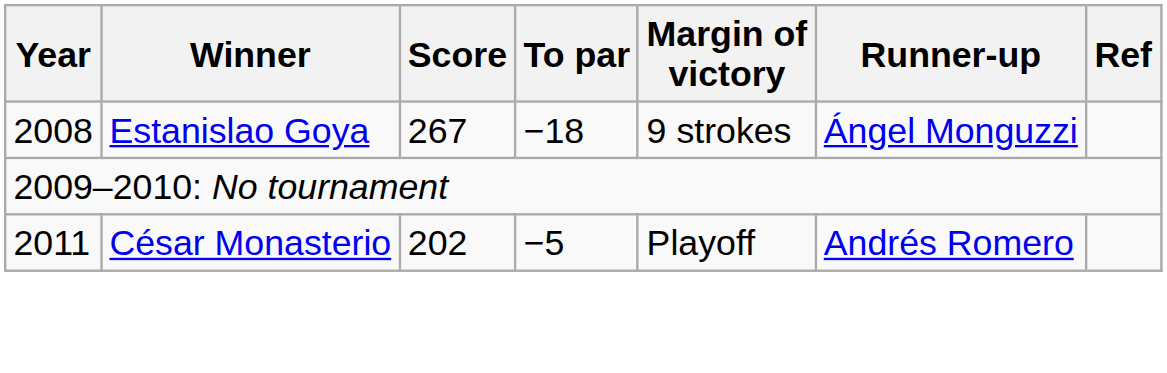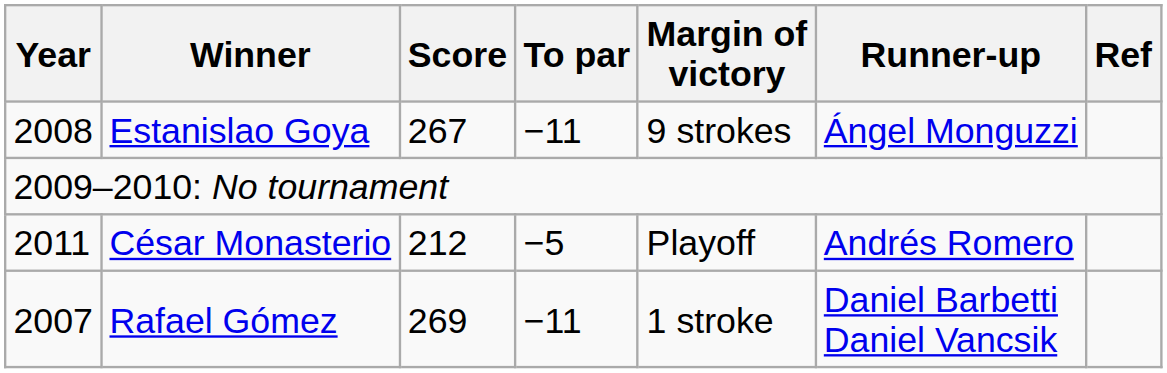(554, 130) −18 -> (553, 130) −11
(438, 243) 202 -> (438, 243) 212
+ row: (224, 320)
